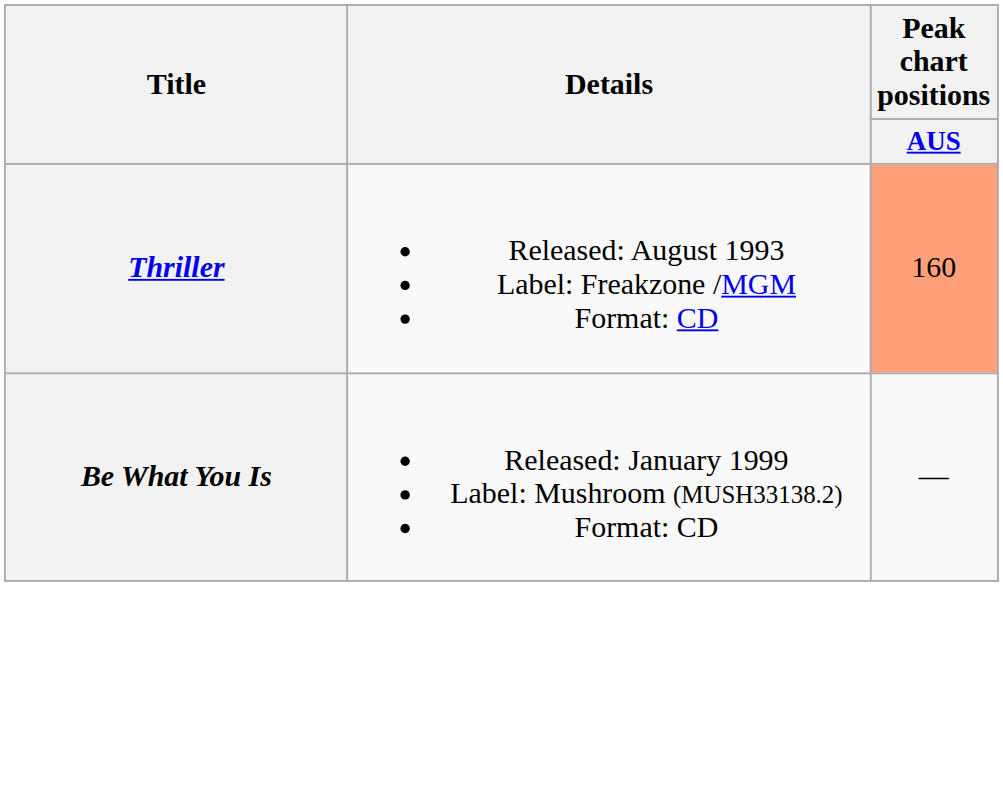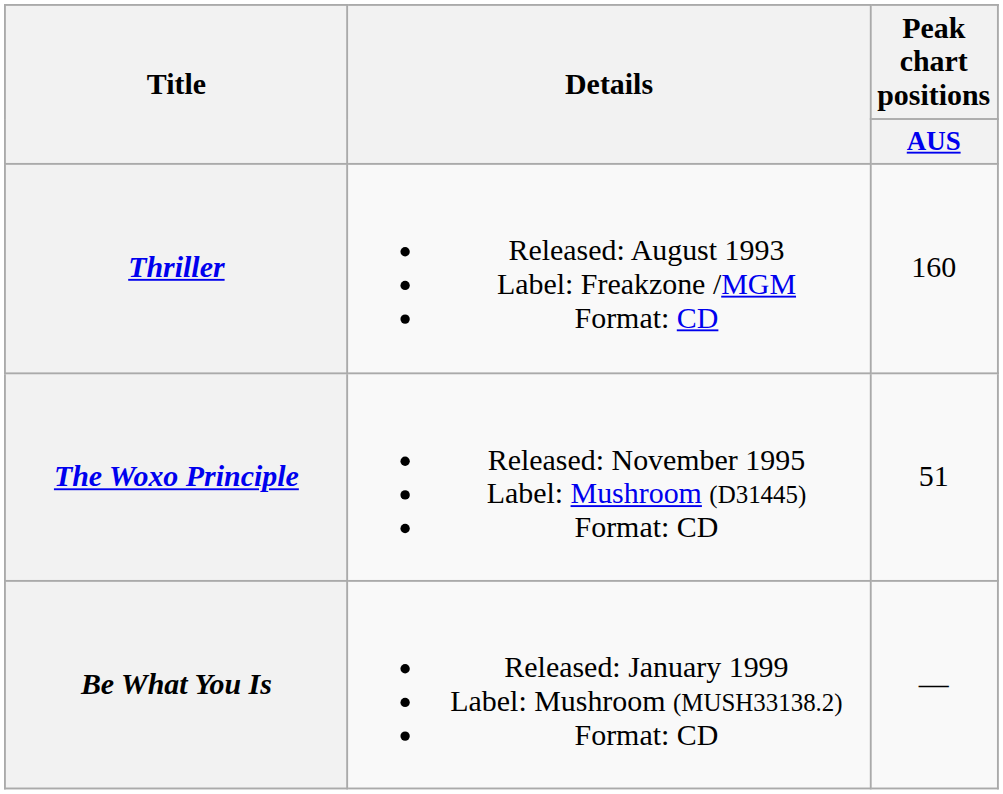(934, 267) lightsalmon background -> (934, 267) no background
+ row: (176, 476)
